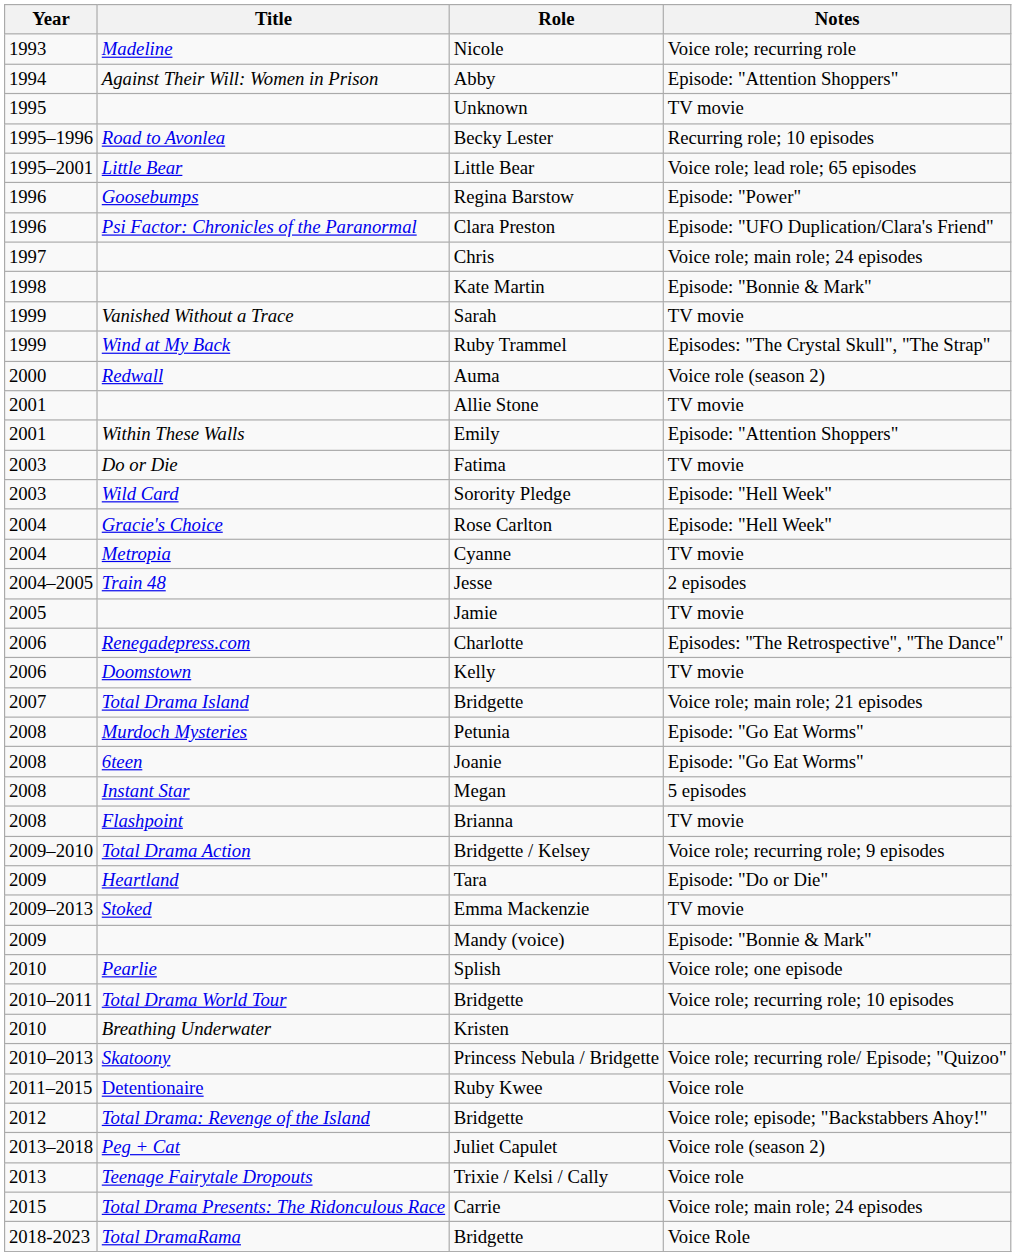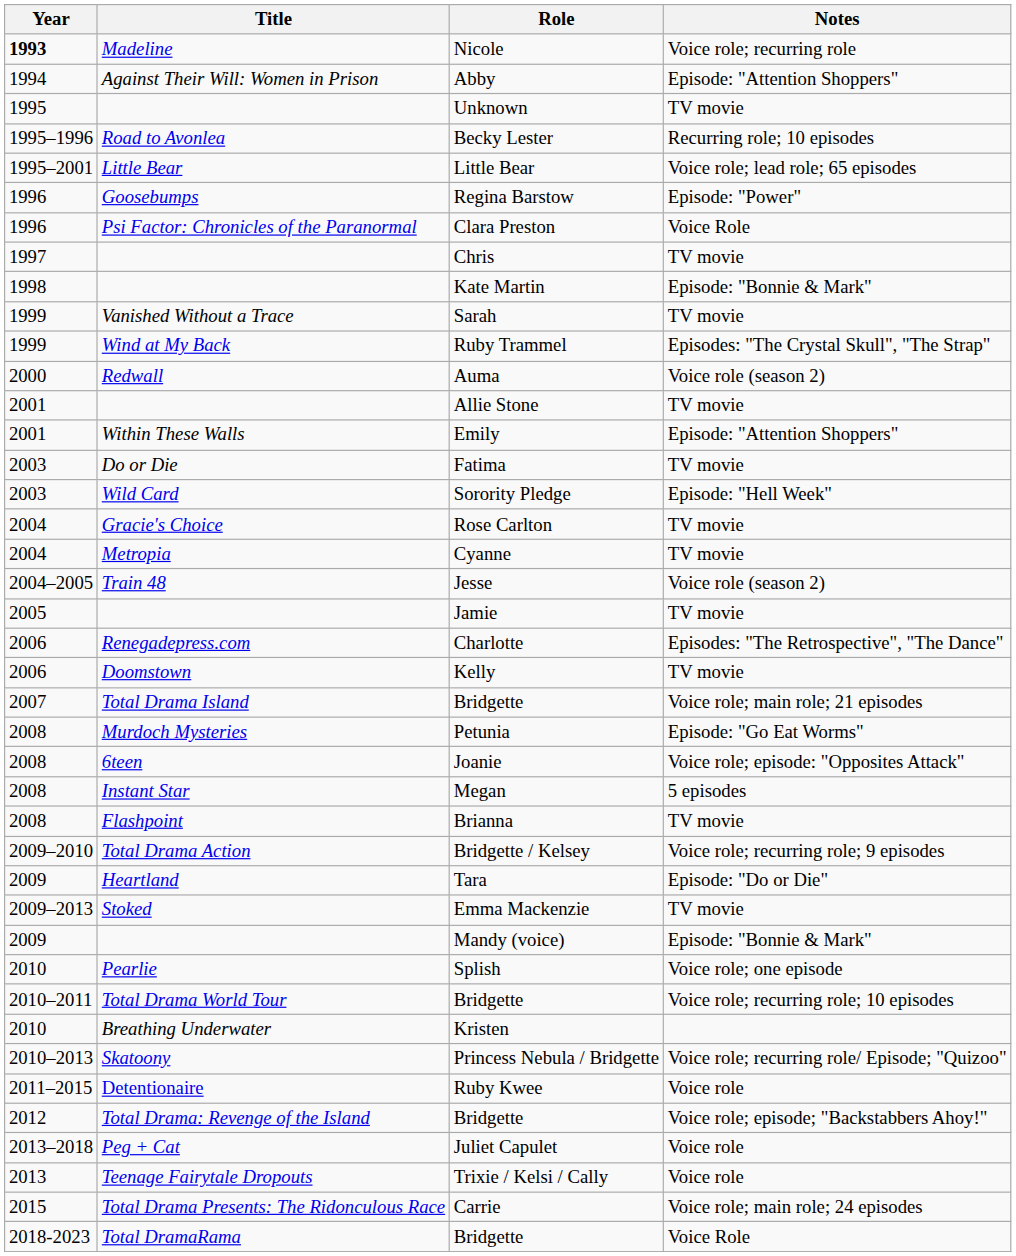(28, 49) normal -> (28, 49) bold
(831, 227) Episode: "UFO Duplication/Clara's Friend" -> (709, 227) Voice Role
(795, 256) Voice role; main role; 24 episodes -> (706, 256) TV movie
(750, 524) Episode: "Hell Week" -> (706, 524) TV movie
(707, 583) 2 episodes -> (746, 583) Voice role (season 2)
(766, 761) Episode: "Go Eat Worms" -> (816, 761) Voice role; episode: "Opposites Attack"
(746, 1147) Voice role (season 2) -> (706, 1147) Voice role
